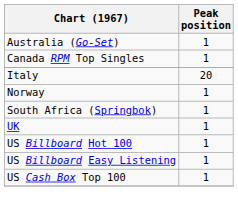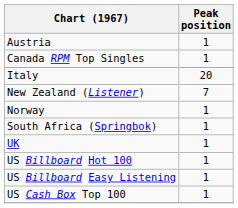- row: (63, 42)
+ row: (29, 42)
+ row: (76, 93)
